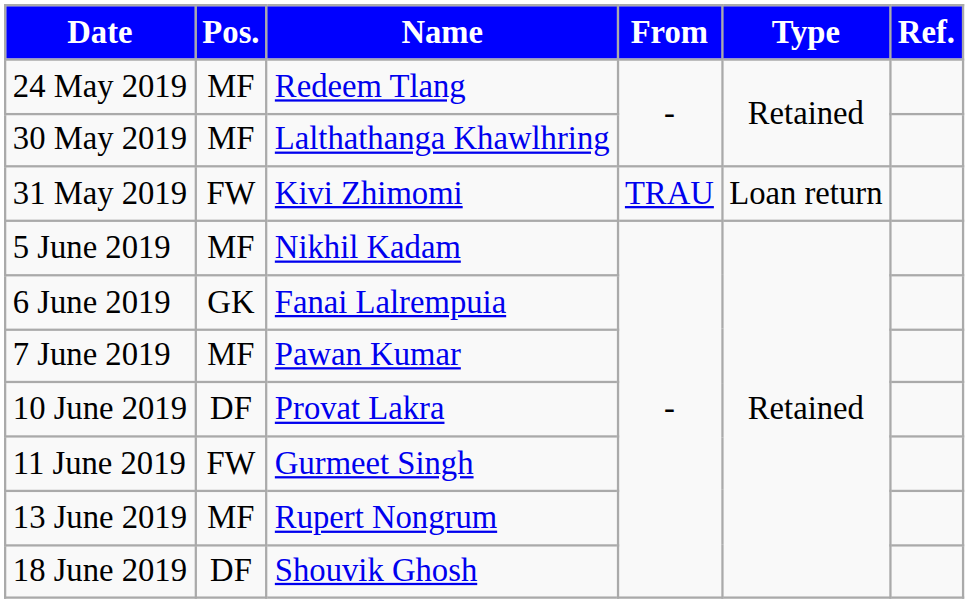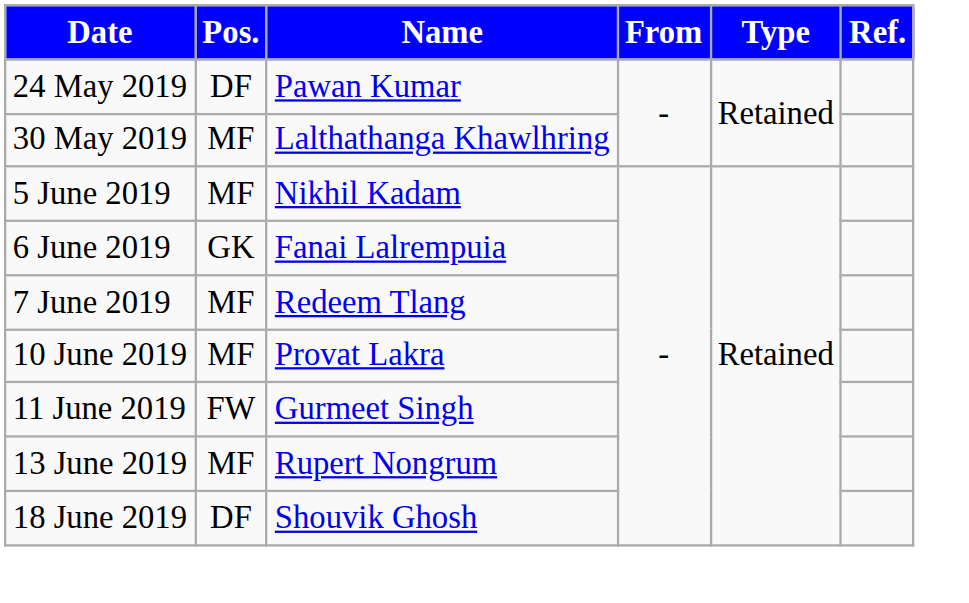(231, 85) MF -> (231, 85) DF
(370, 85) Redeem Tlang -> (368, 85) Pawan Kumar
- row: (100, 193)
(368, 355) Pawan Kumar -> (370, 301) Redeem Tlang
(231, 409) DF -> (231, 355) MF
